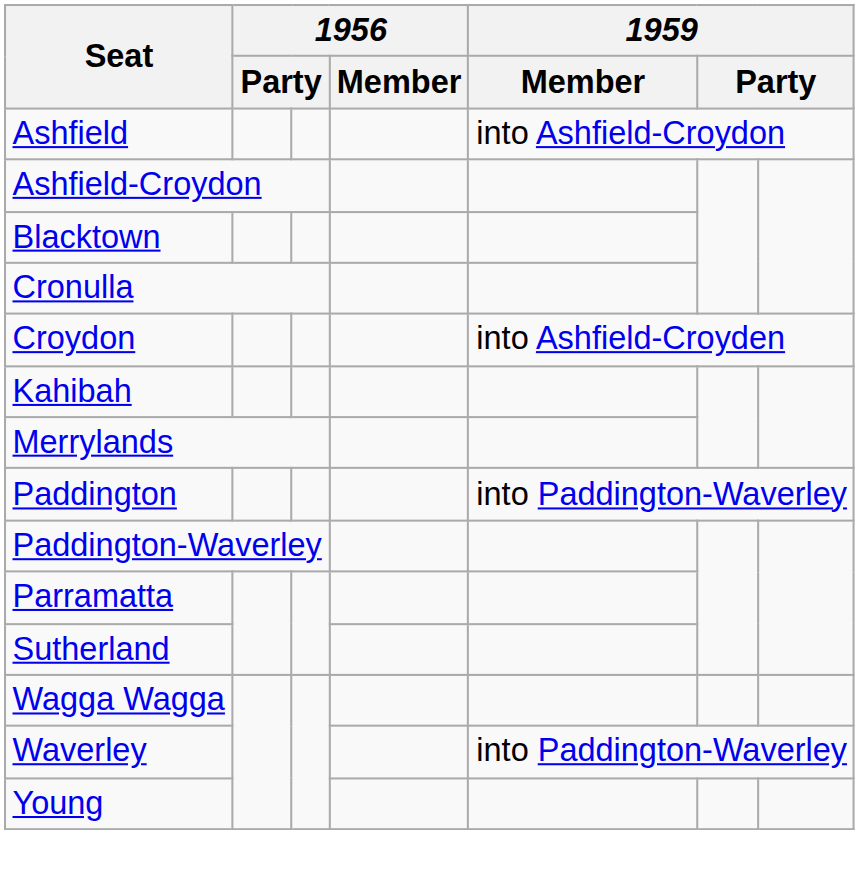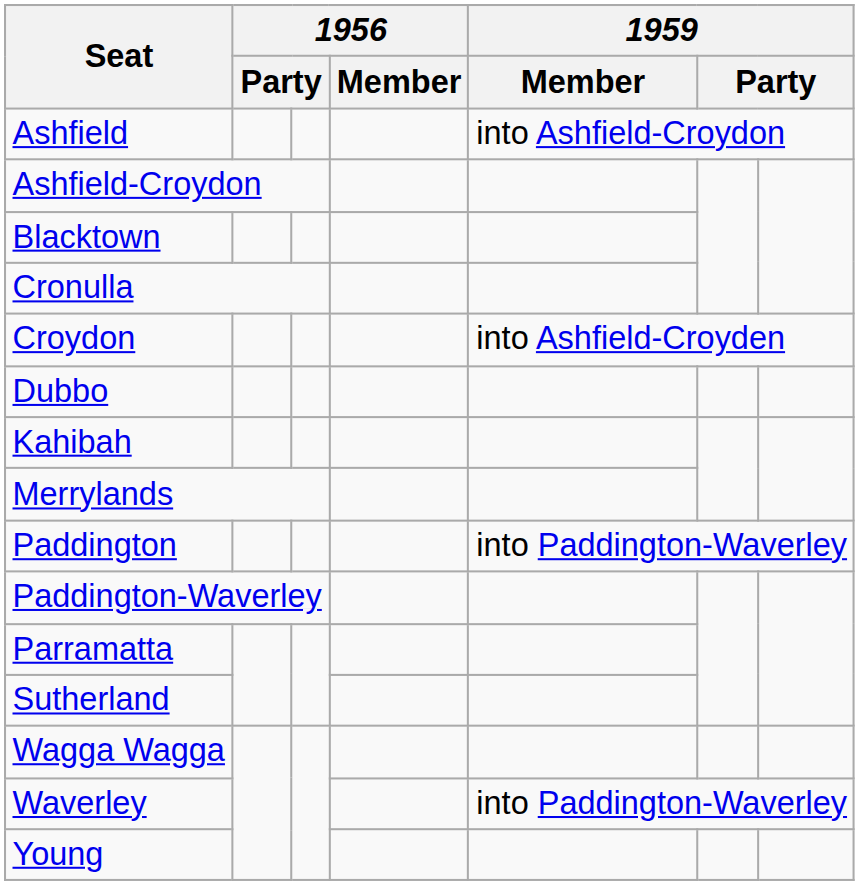+ row: (60, 390)
